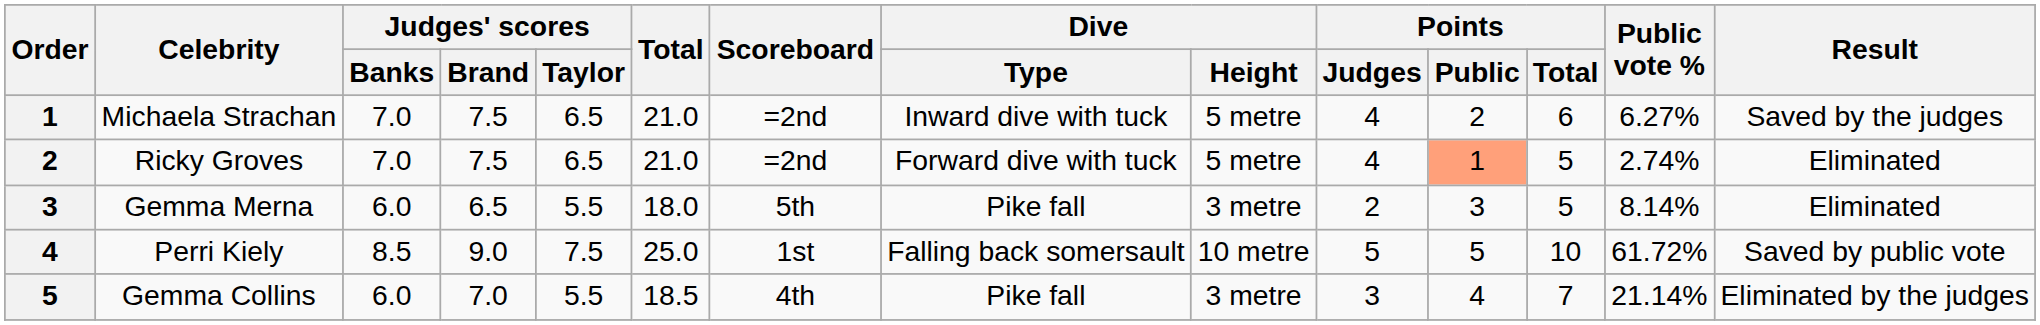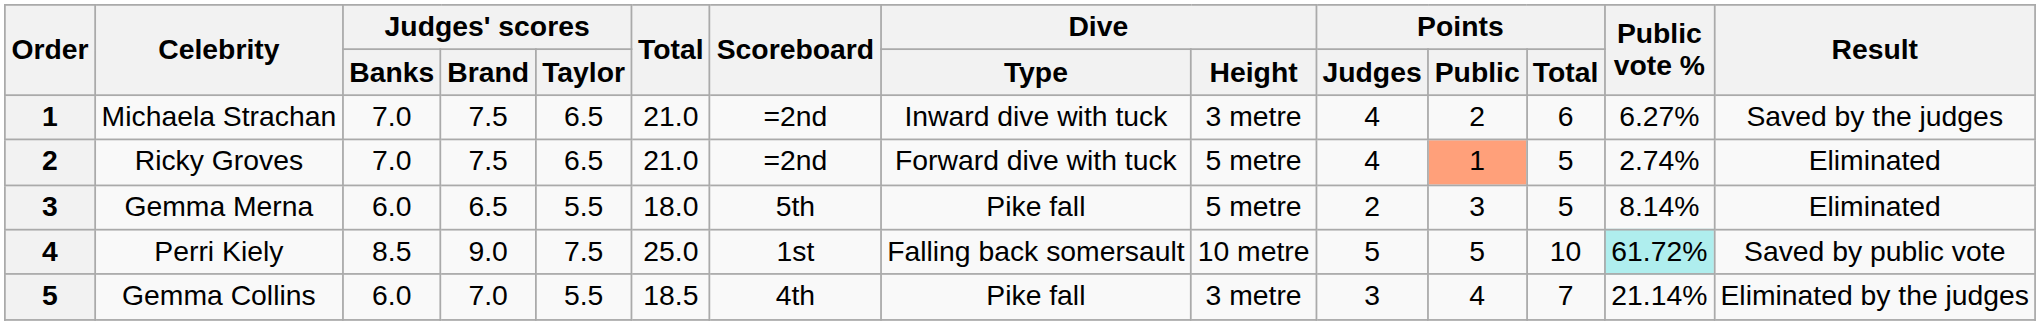(1254, 116) 5 metre -> (1254, 116) 3 metre
(1254, 206) 3 metre -> (1254, 206) 5 metre
(1659, 251) no background -> (1659, 251) paleturquoise background
